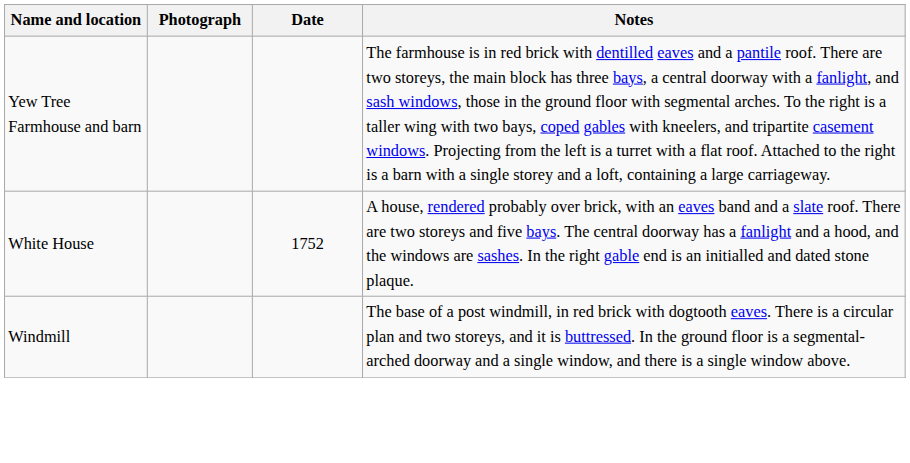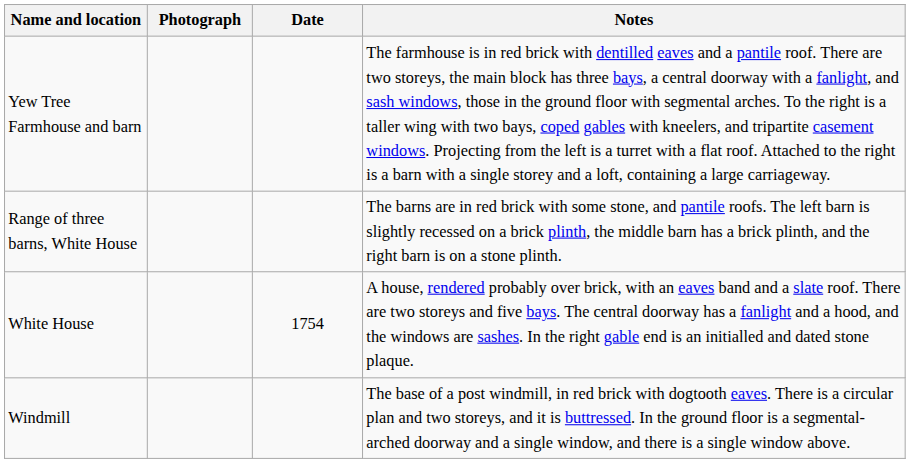+ row: (73, 231)
(308, 243) 1752 -> (308, 324) 1754
